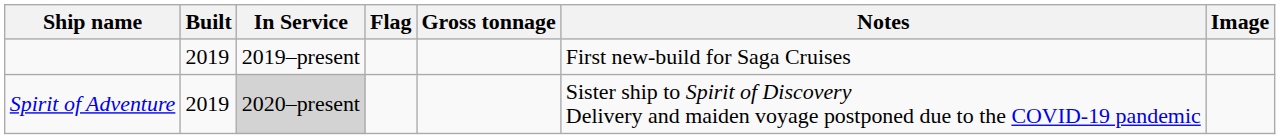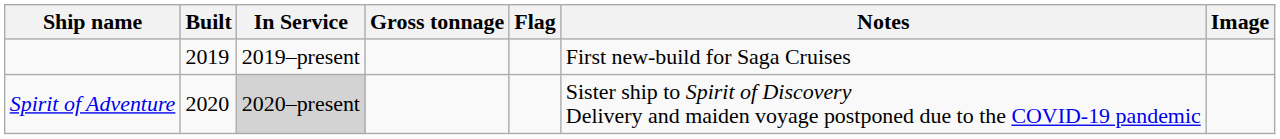columns swapped: (489, 21) <-> (391, 21)
(207, 103) 2019 -> (207, 103) 2020
